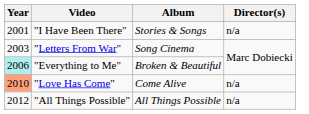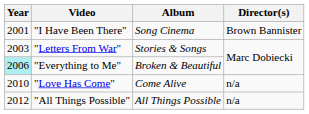(171, 30) Stories & Songs -> (165, 30) Song Cinema
(233, 30) n/a -> (264, 30) Brown Bannister
(165, 48) Song Cinema -> (171, 48) Stories & Songs
(18, 83) lightsalmon background -> (18, 83) no background
